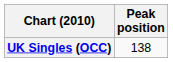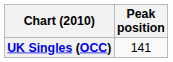(141, 47) 138 -> (141, 47) 141
